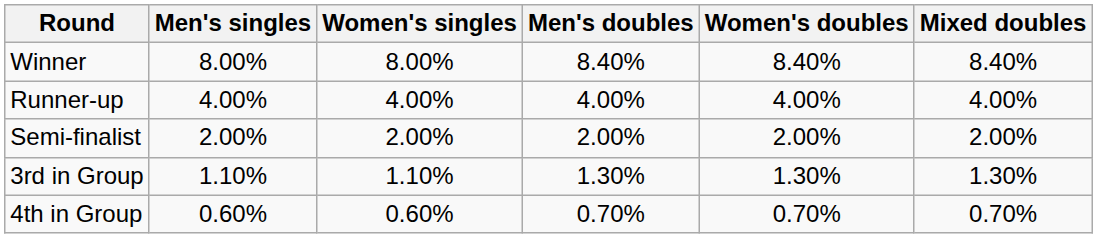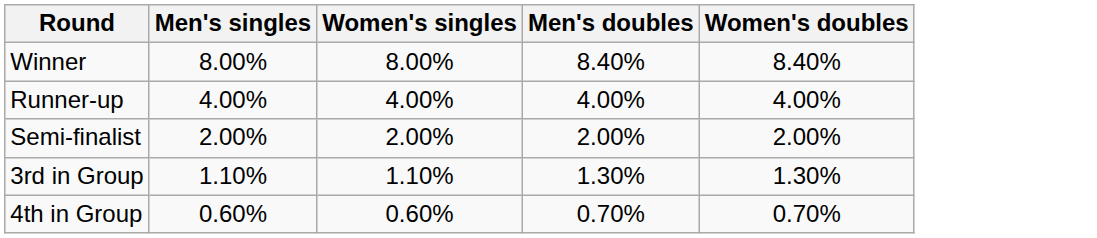- column: (1003, 23)
